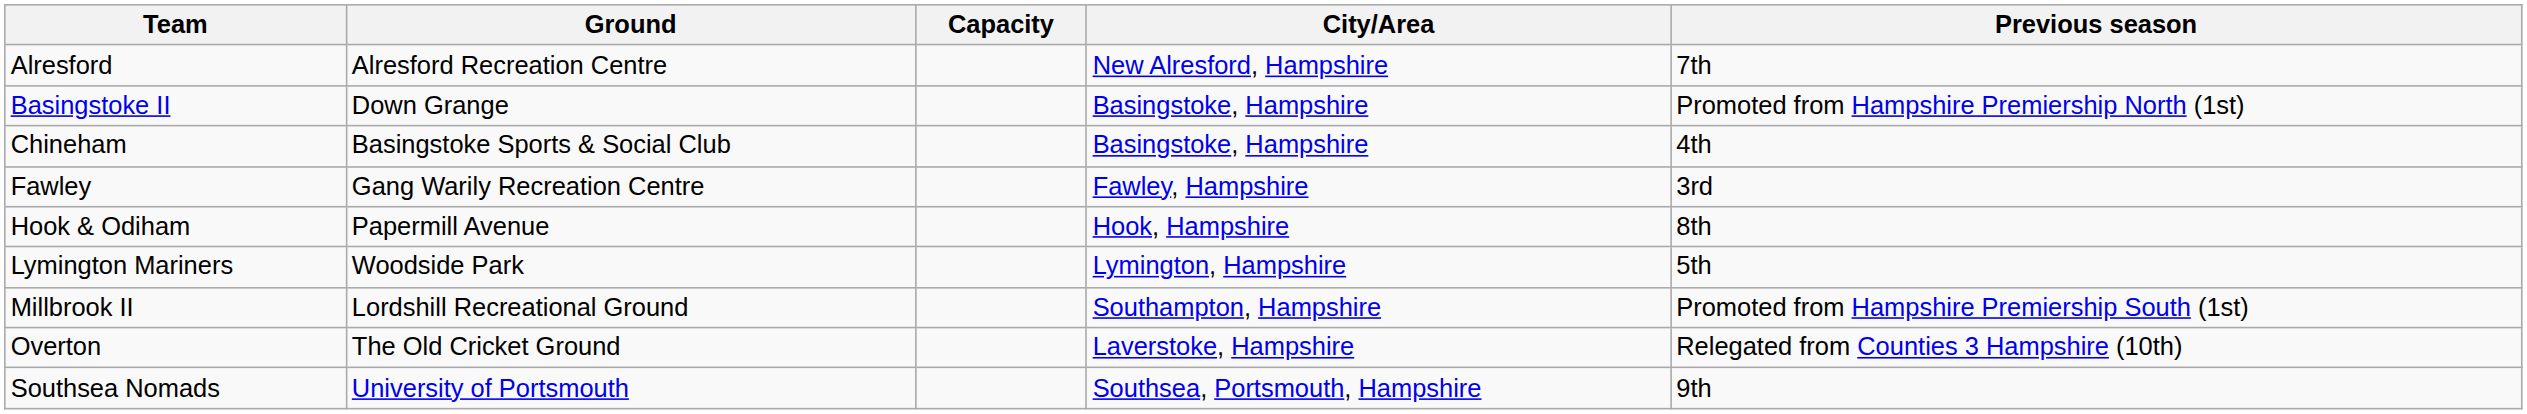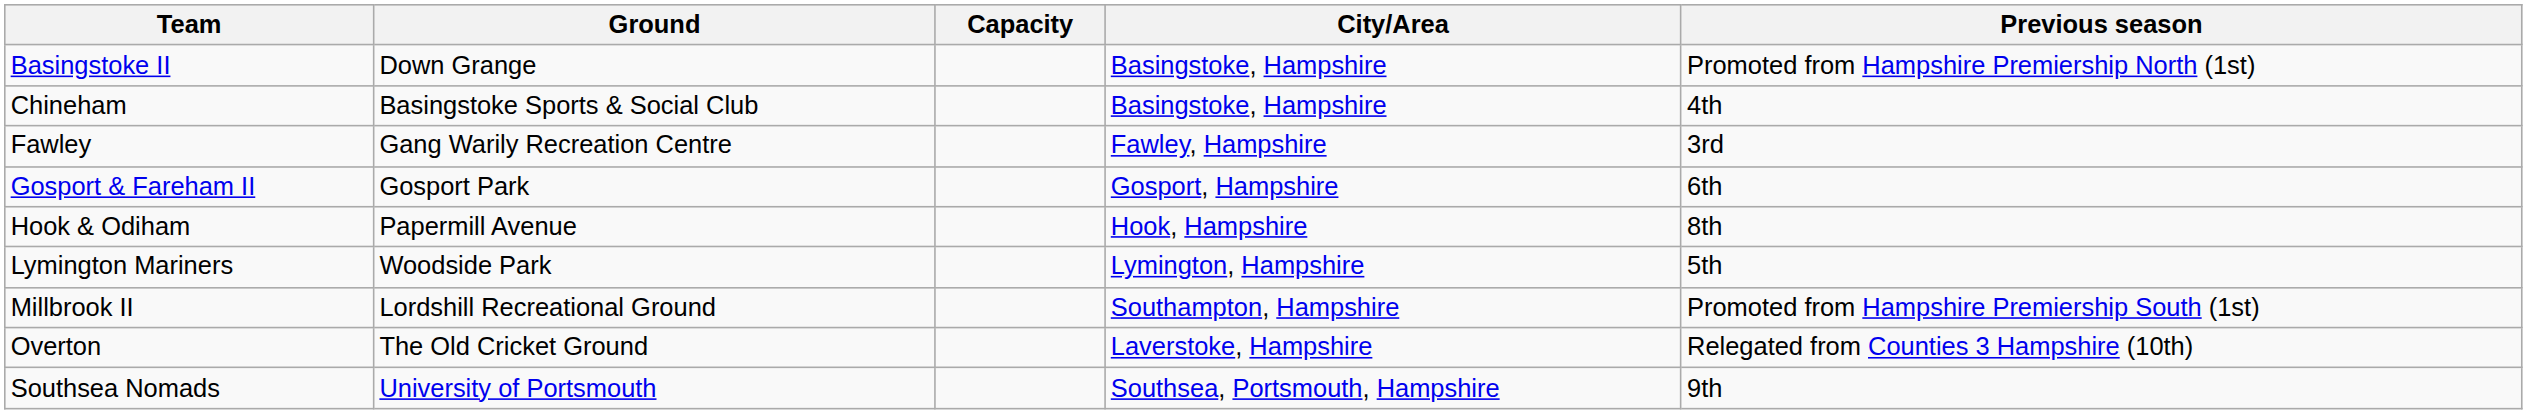- row: (62, 65)
+ row: (133, 186)
